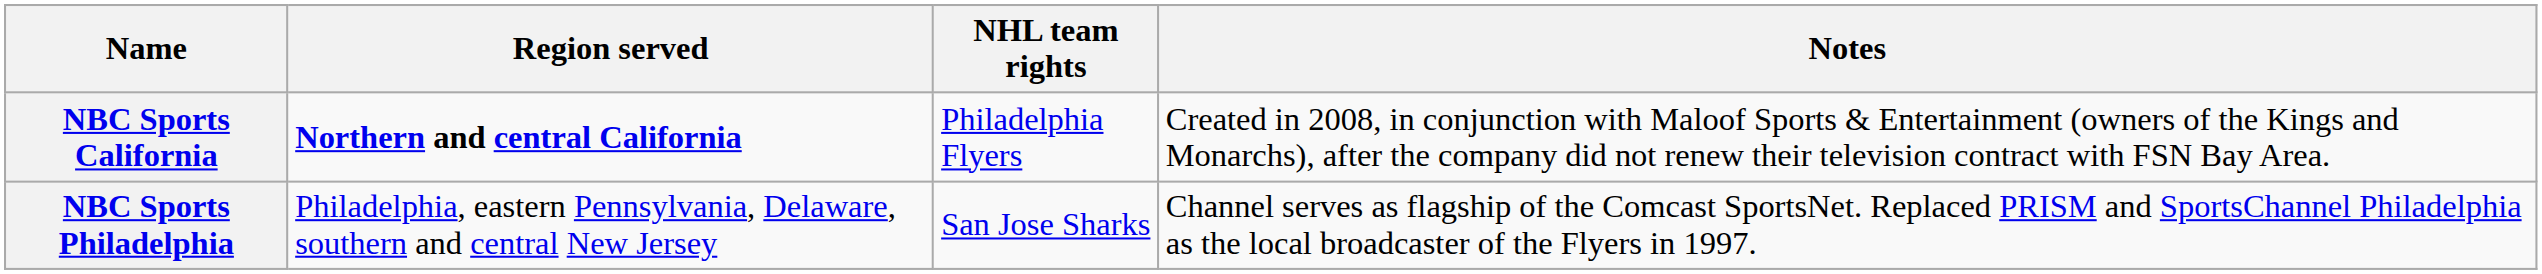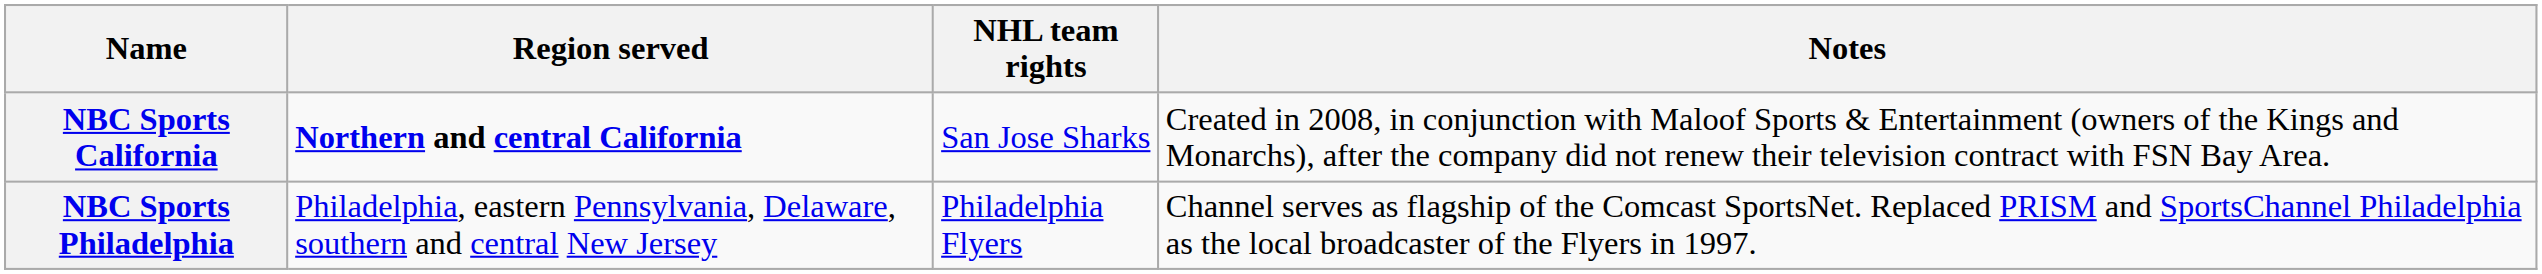(1022, 136) Philadelphia Flyers -> (1046, 136) San Jose Sharks
(1046, 224) San Jose Sharks -> (1022, 224) Philadelphia Flyers
